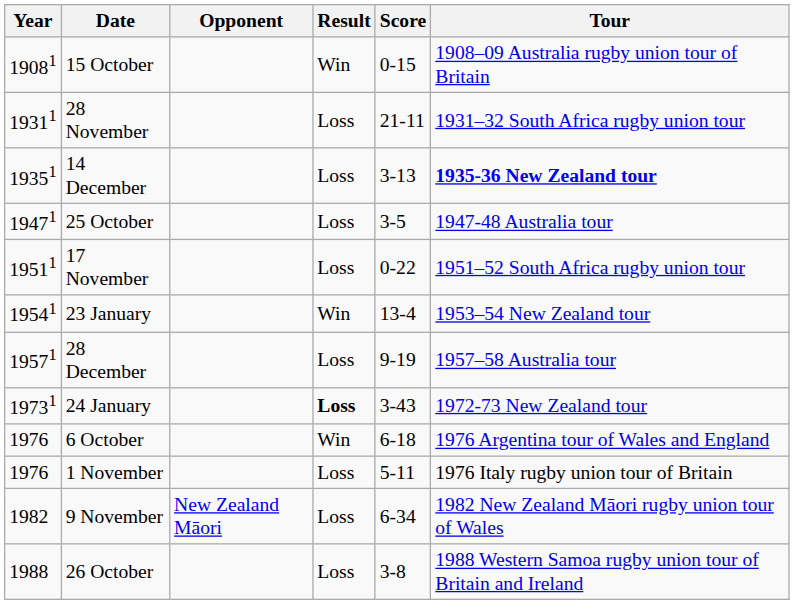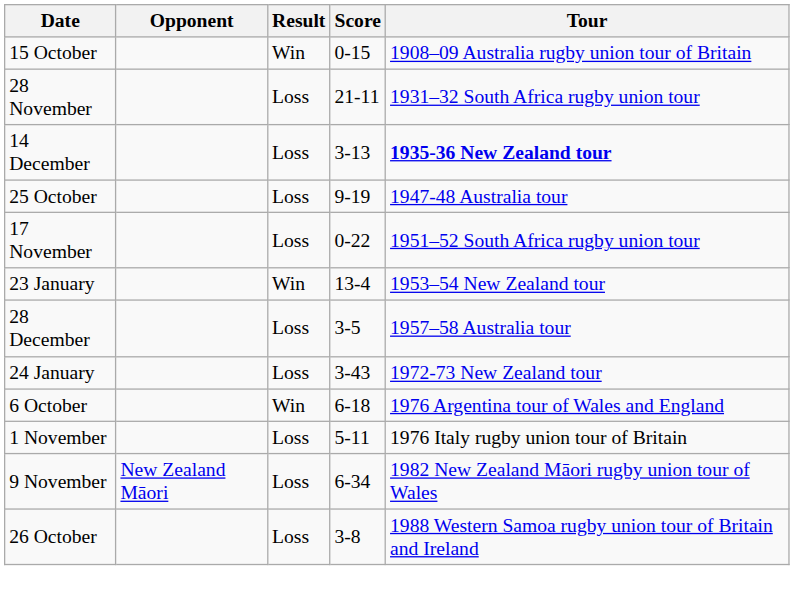- column: (33, 20)
(393, 221) 3-5 -> (352, 196) 9-19
(398, 359) 9-19 -> (348, 328) 3-5
(336, 405) bold -> (291, 372) normal
